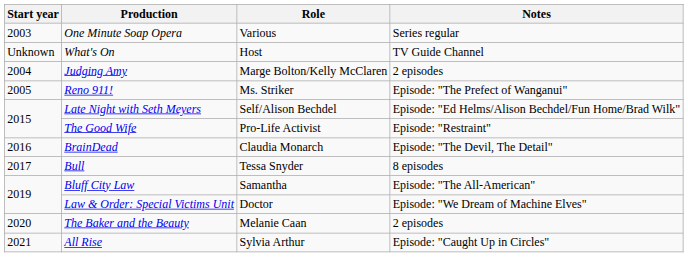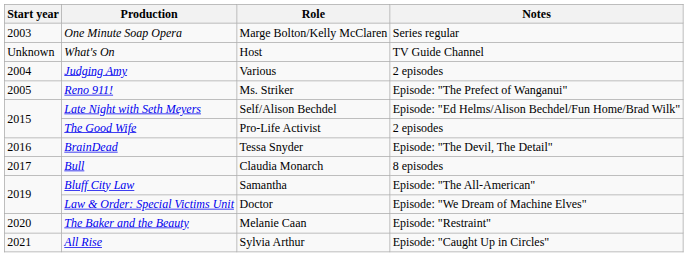(258, 33) Various -> (313, 33) Marge Bolton/Kelly McClaren
(313, 71) Marge Bolton/Kelly McClaren -> (258, 71) Various
(442, 128) Episode: "Restraint" -> (418, 128) 2 episodes
(281, 147) Claudia Monarch -> (271, 147) Tessa Snyder
(271, 166) Tessa Snyder -> (281, 166) Claudia Monarch
(418, 223) 2 episodes -> (442, 223) Episode: "Restraint"
